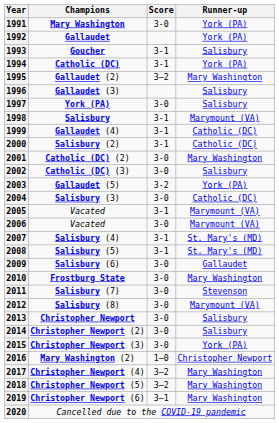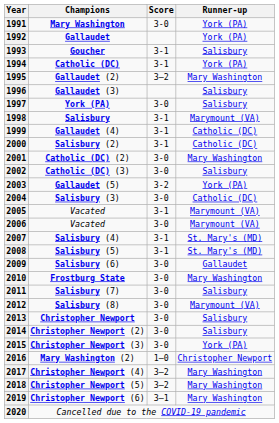(225, 292) Stevenson -> (225, 292) Salisbury
